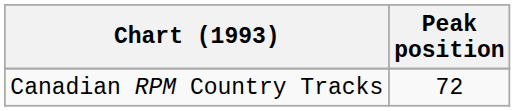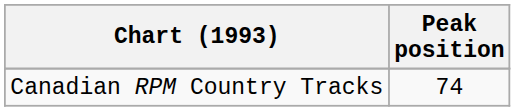(449, 88) 72 -> (449, 88) 74
